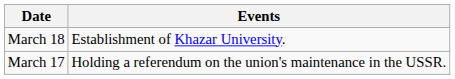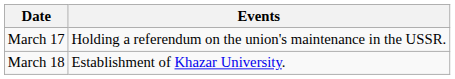rows swapped: (36, 39) <-> (36, 62)
